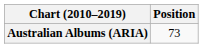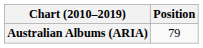(174, 33) 73 -> (174, 33) 79
